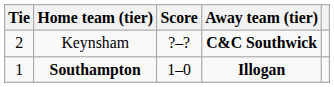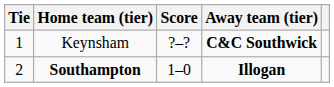(19, 43) 2 -> (19, 43) 1
(19, 69) 1 -> (19, 69) 2
